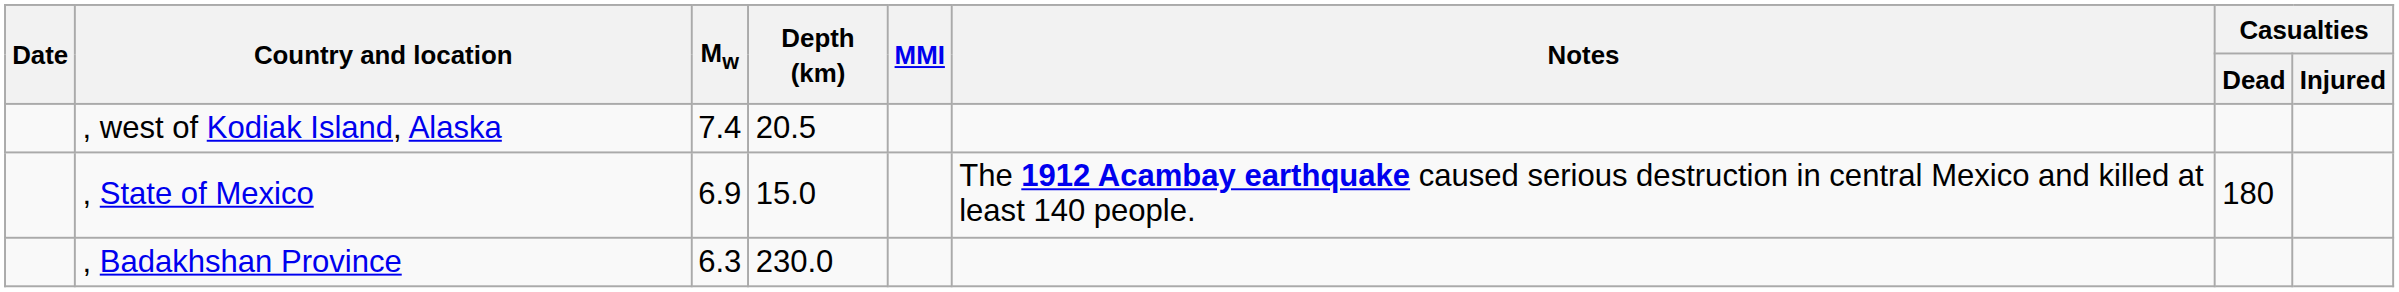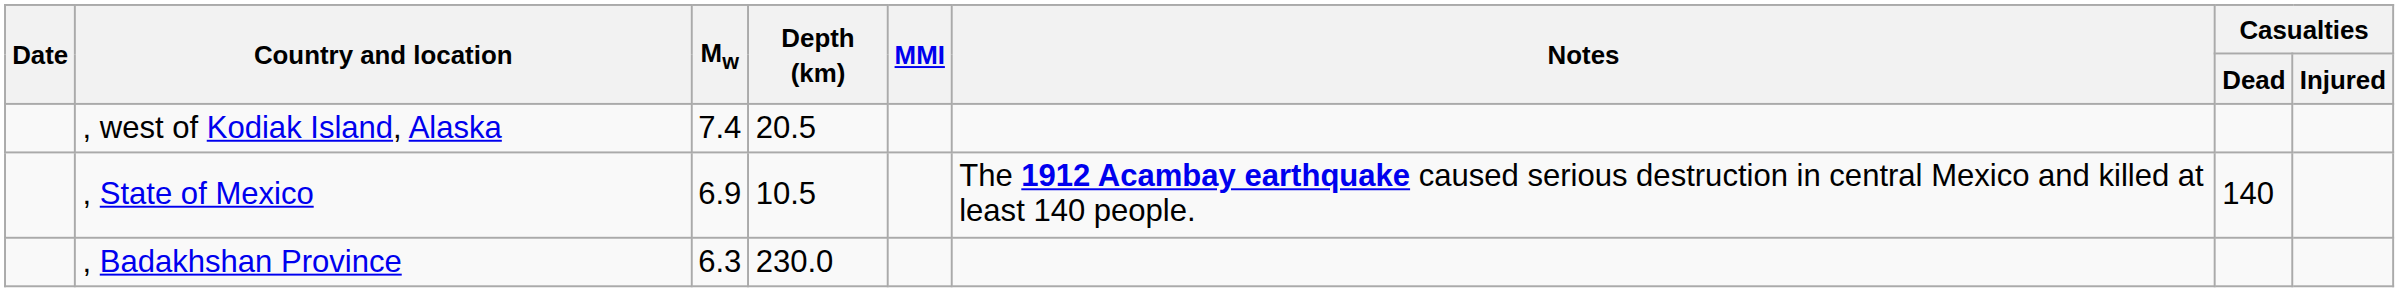(786, 194) 15.0 -> (786, 194) 10.5
(2248, 194) 180 -> (2248, 194) 140
